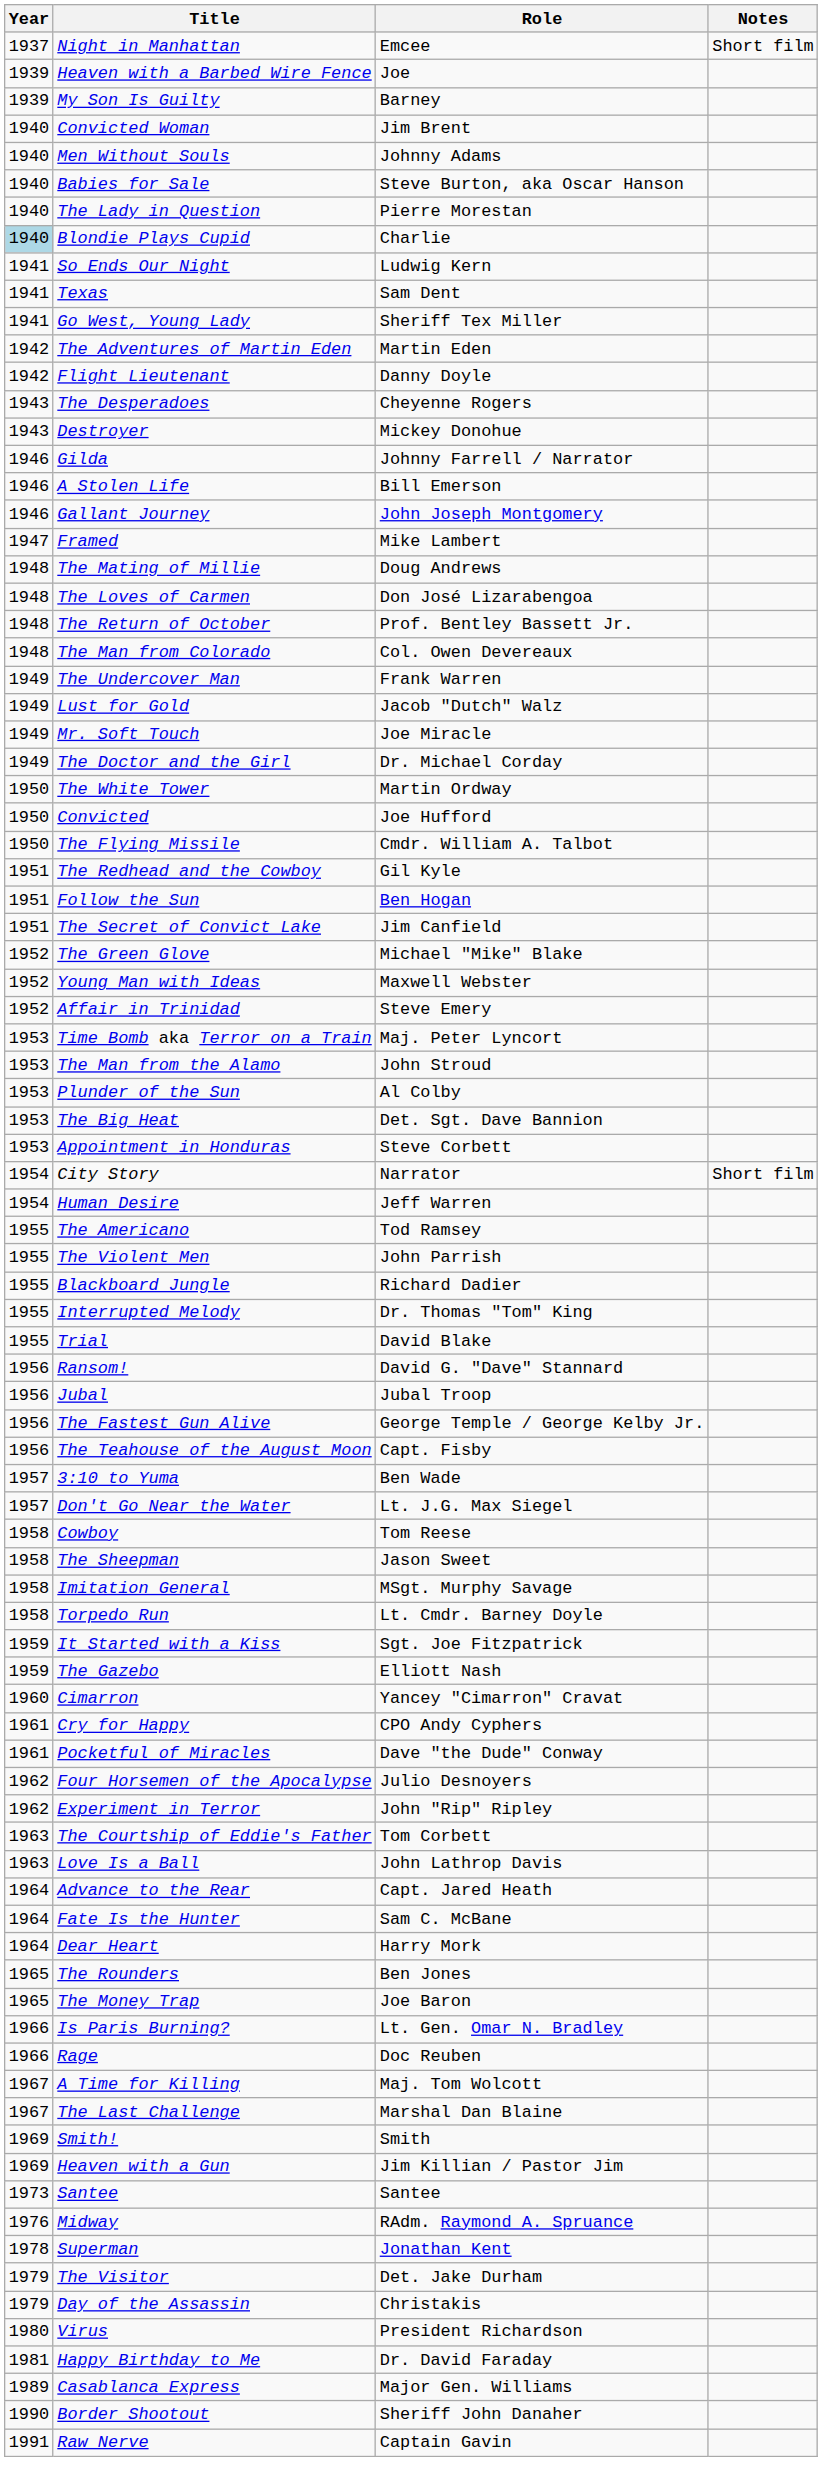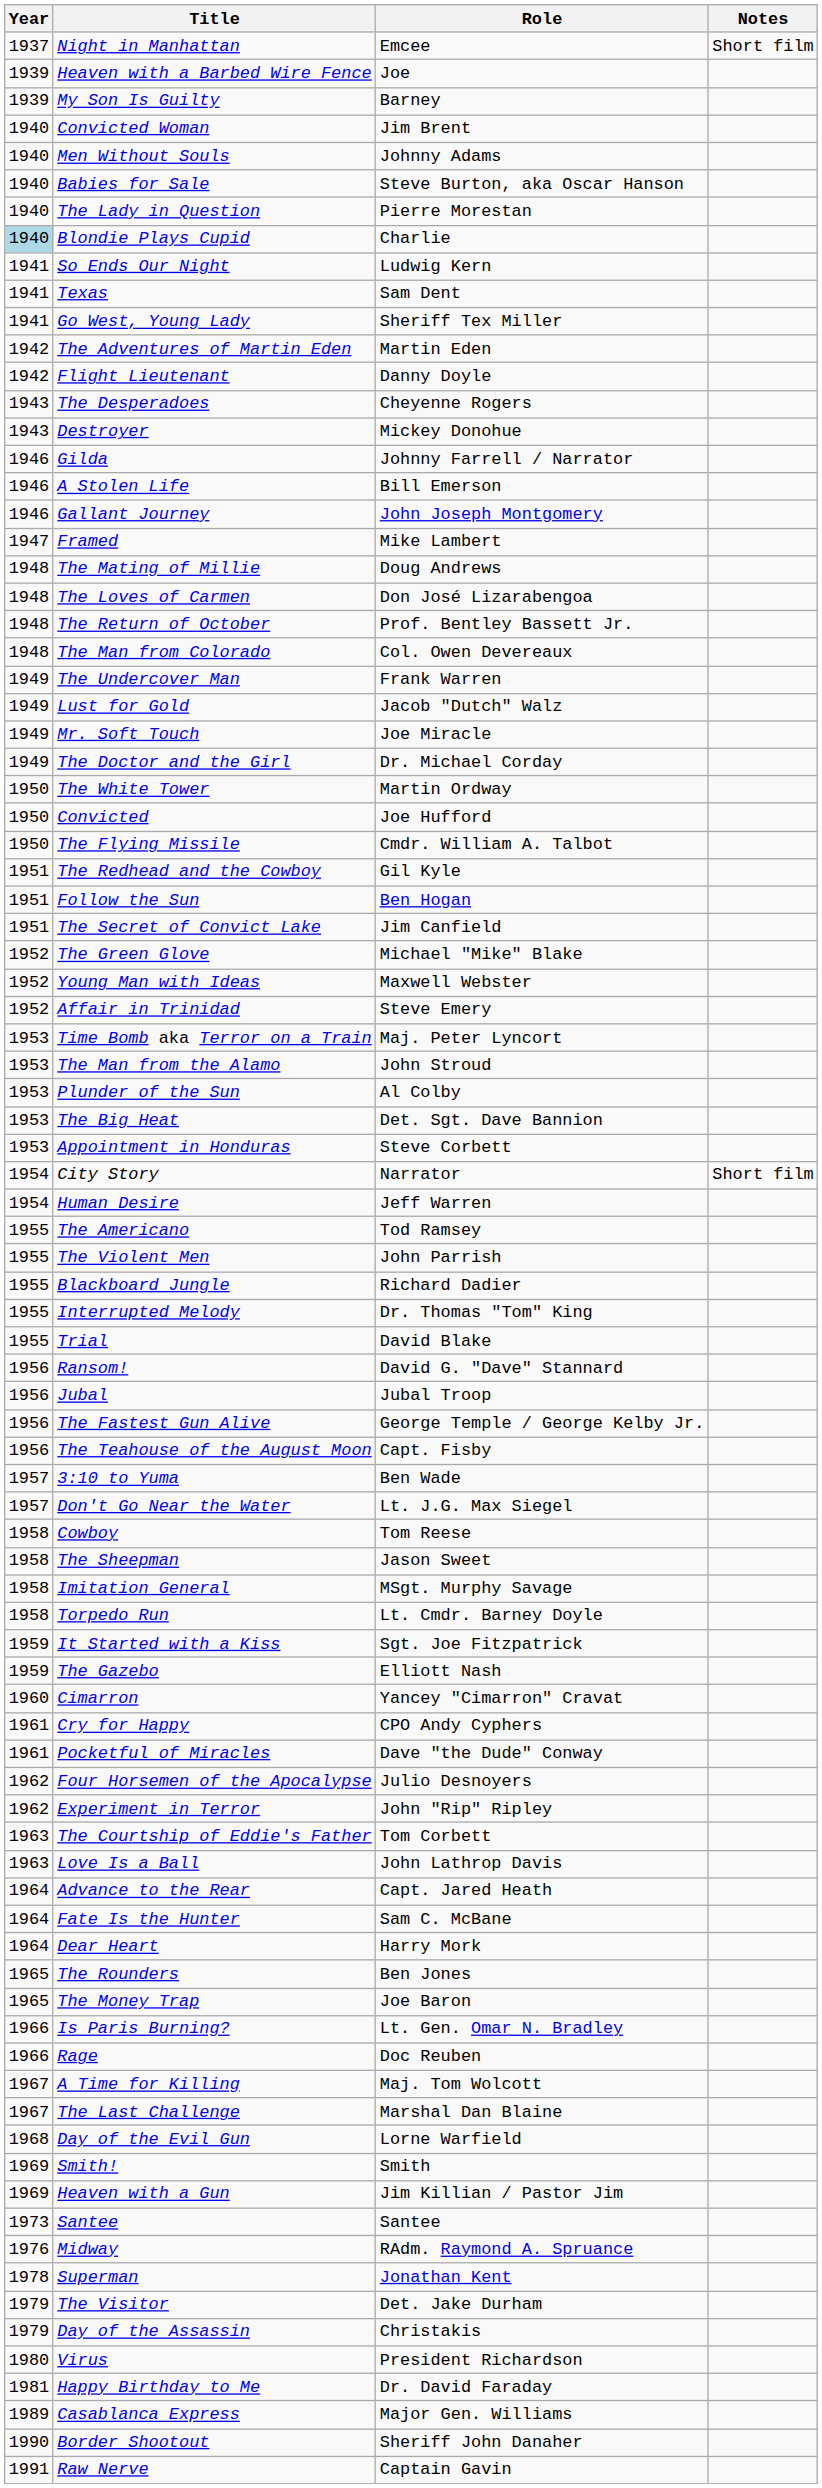+ row: (154, 2139)
